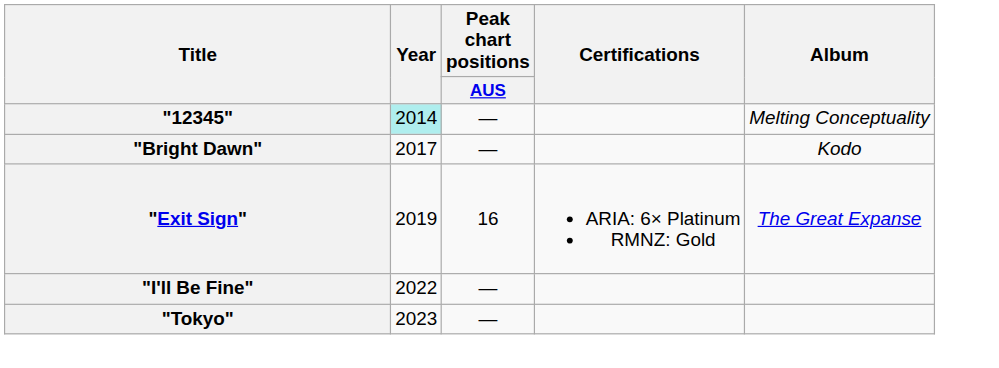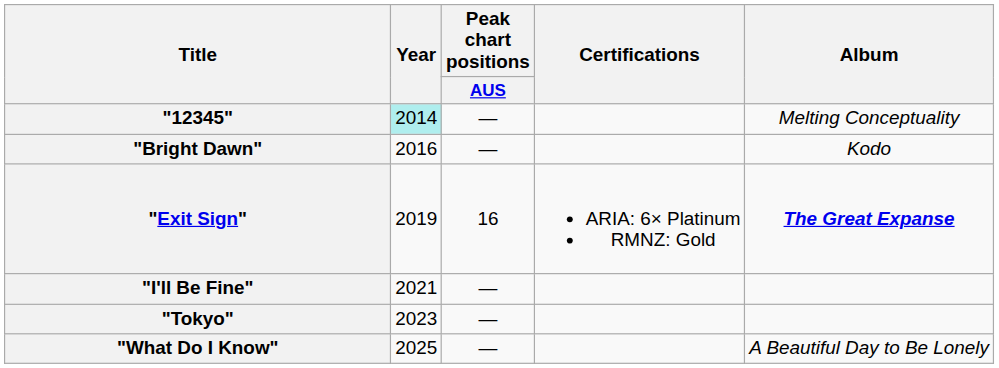(416, 148) 2017 -> (416, 148) 2016
(839, 218) normal -> (869, 218) bold
(416, 288) 2022 -> (416, 288) 2021
+ row: (198, 348)
